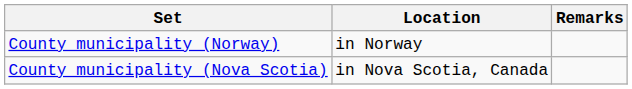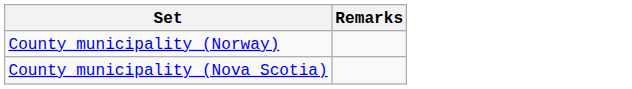- column: (442, 18)
